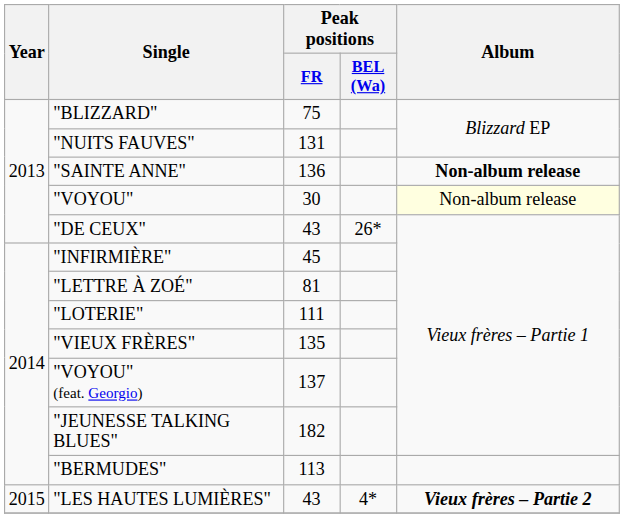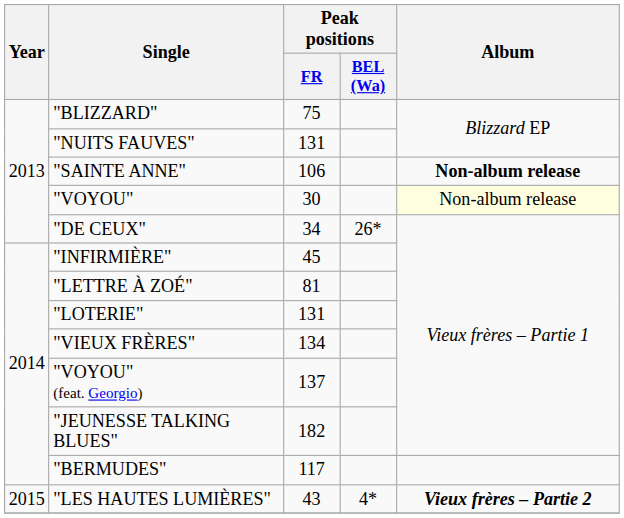(312, 171) 136 -> (312, 171) 106
(312, 228) 43 -> (312, 228) 34
(312, 314) 111 -> (312, 314) 131
(312, 343) 135 -> (312, 343) 134
(312, 469) 113 -> (312, 469) 117
